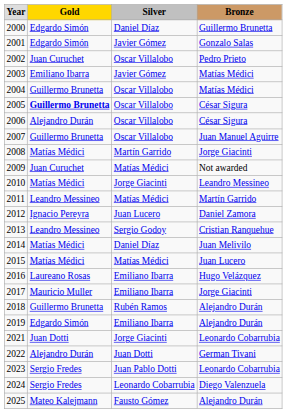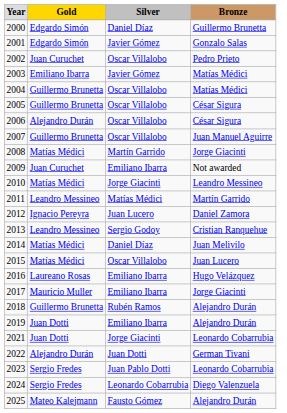(70, 105) bold -> (66, 105) normal
(141, 167) Matías Médici -> (137, 167) Emiliano Ibarra
(141, 261) Matías Médici -> (137, 261) Oscar Villalobo
(59, 323) Edgardo Simón -> (49, 323) Juan Dotti
